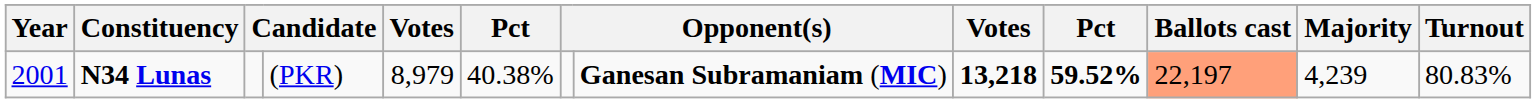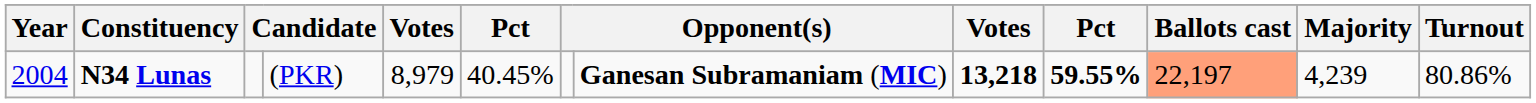(40, 74) 2001 -> (40, 74) 2004
(510, 74) 40.38% -> (510, 74) 40.45%
(1096, 74) 59.52% -> (1096, 74) 59.55%
(1468, 74) 80.83% -> (1468, 74) 80.86%
